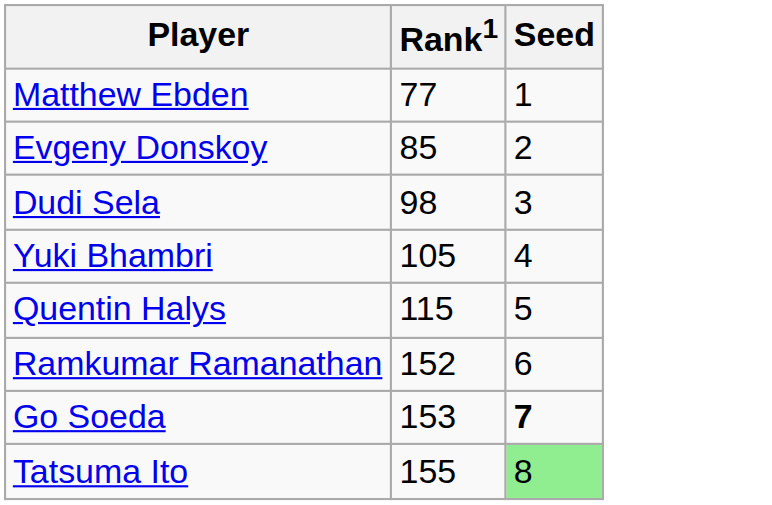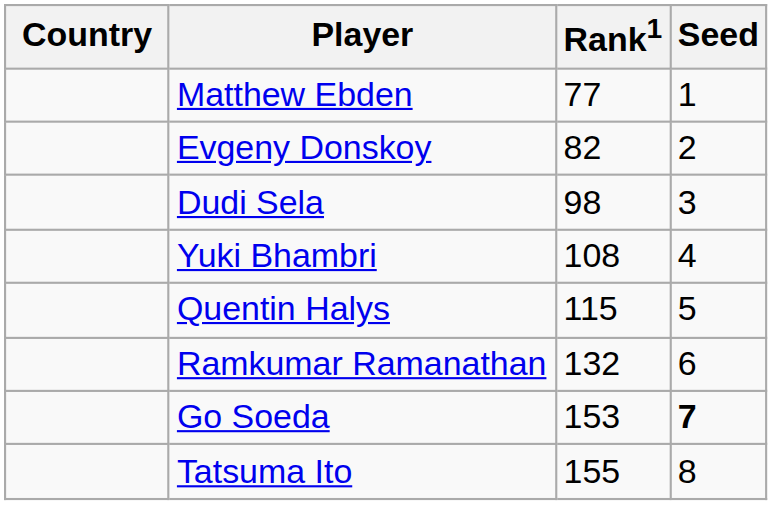+ column: (87, 35)
(418, 148) 85 -> (582, 148) 82
(428, 255) 105 -> (592, 255) 108
(428, 363) 152 -> (592, 363) 132
(523, 470) lightgreen background -> (687, 470) no background
